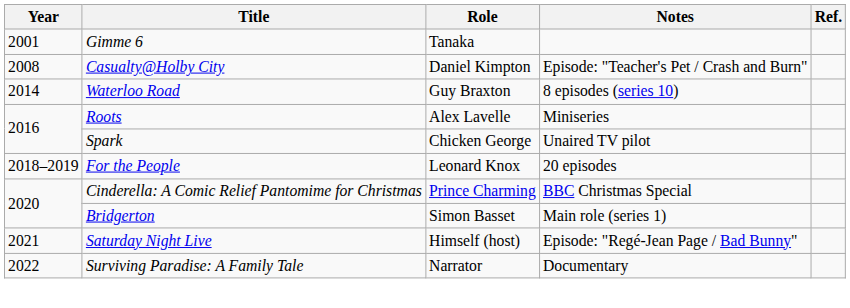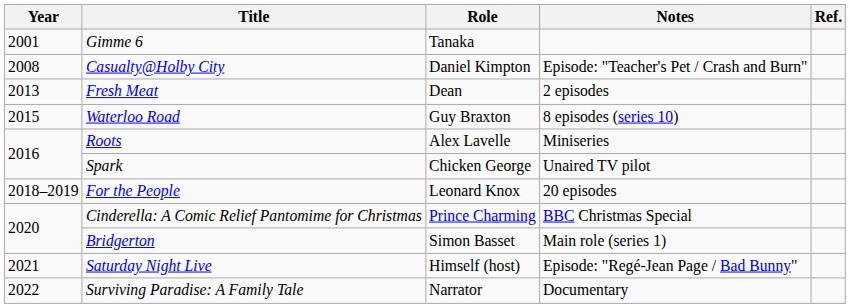+ row: (122, 91)
(24, 91) 2014 -> (24, 116) 2015
